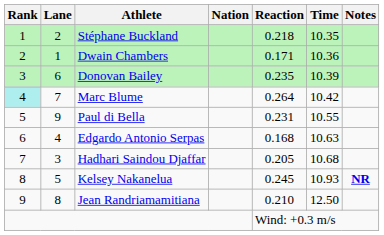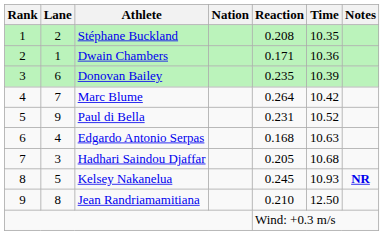(279, 35) 0.218 -> (279, 35) 0.208
(23, 96) paleturquoise background -> (23, 96) no background
(324, 117) 10.55 -> (324, 117) 10.52
